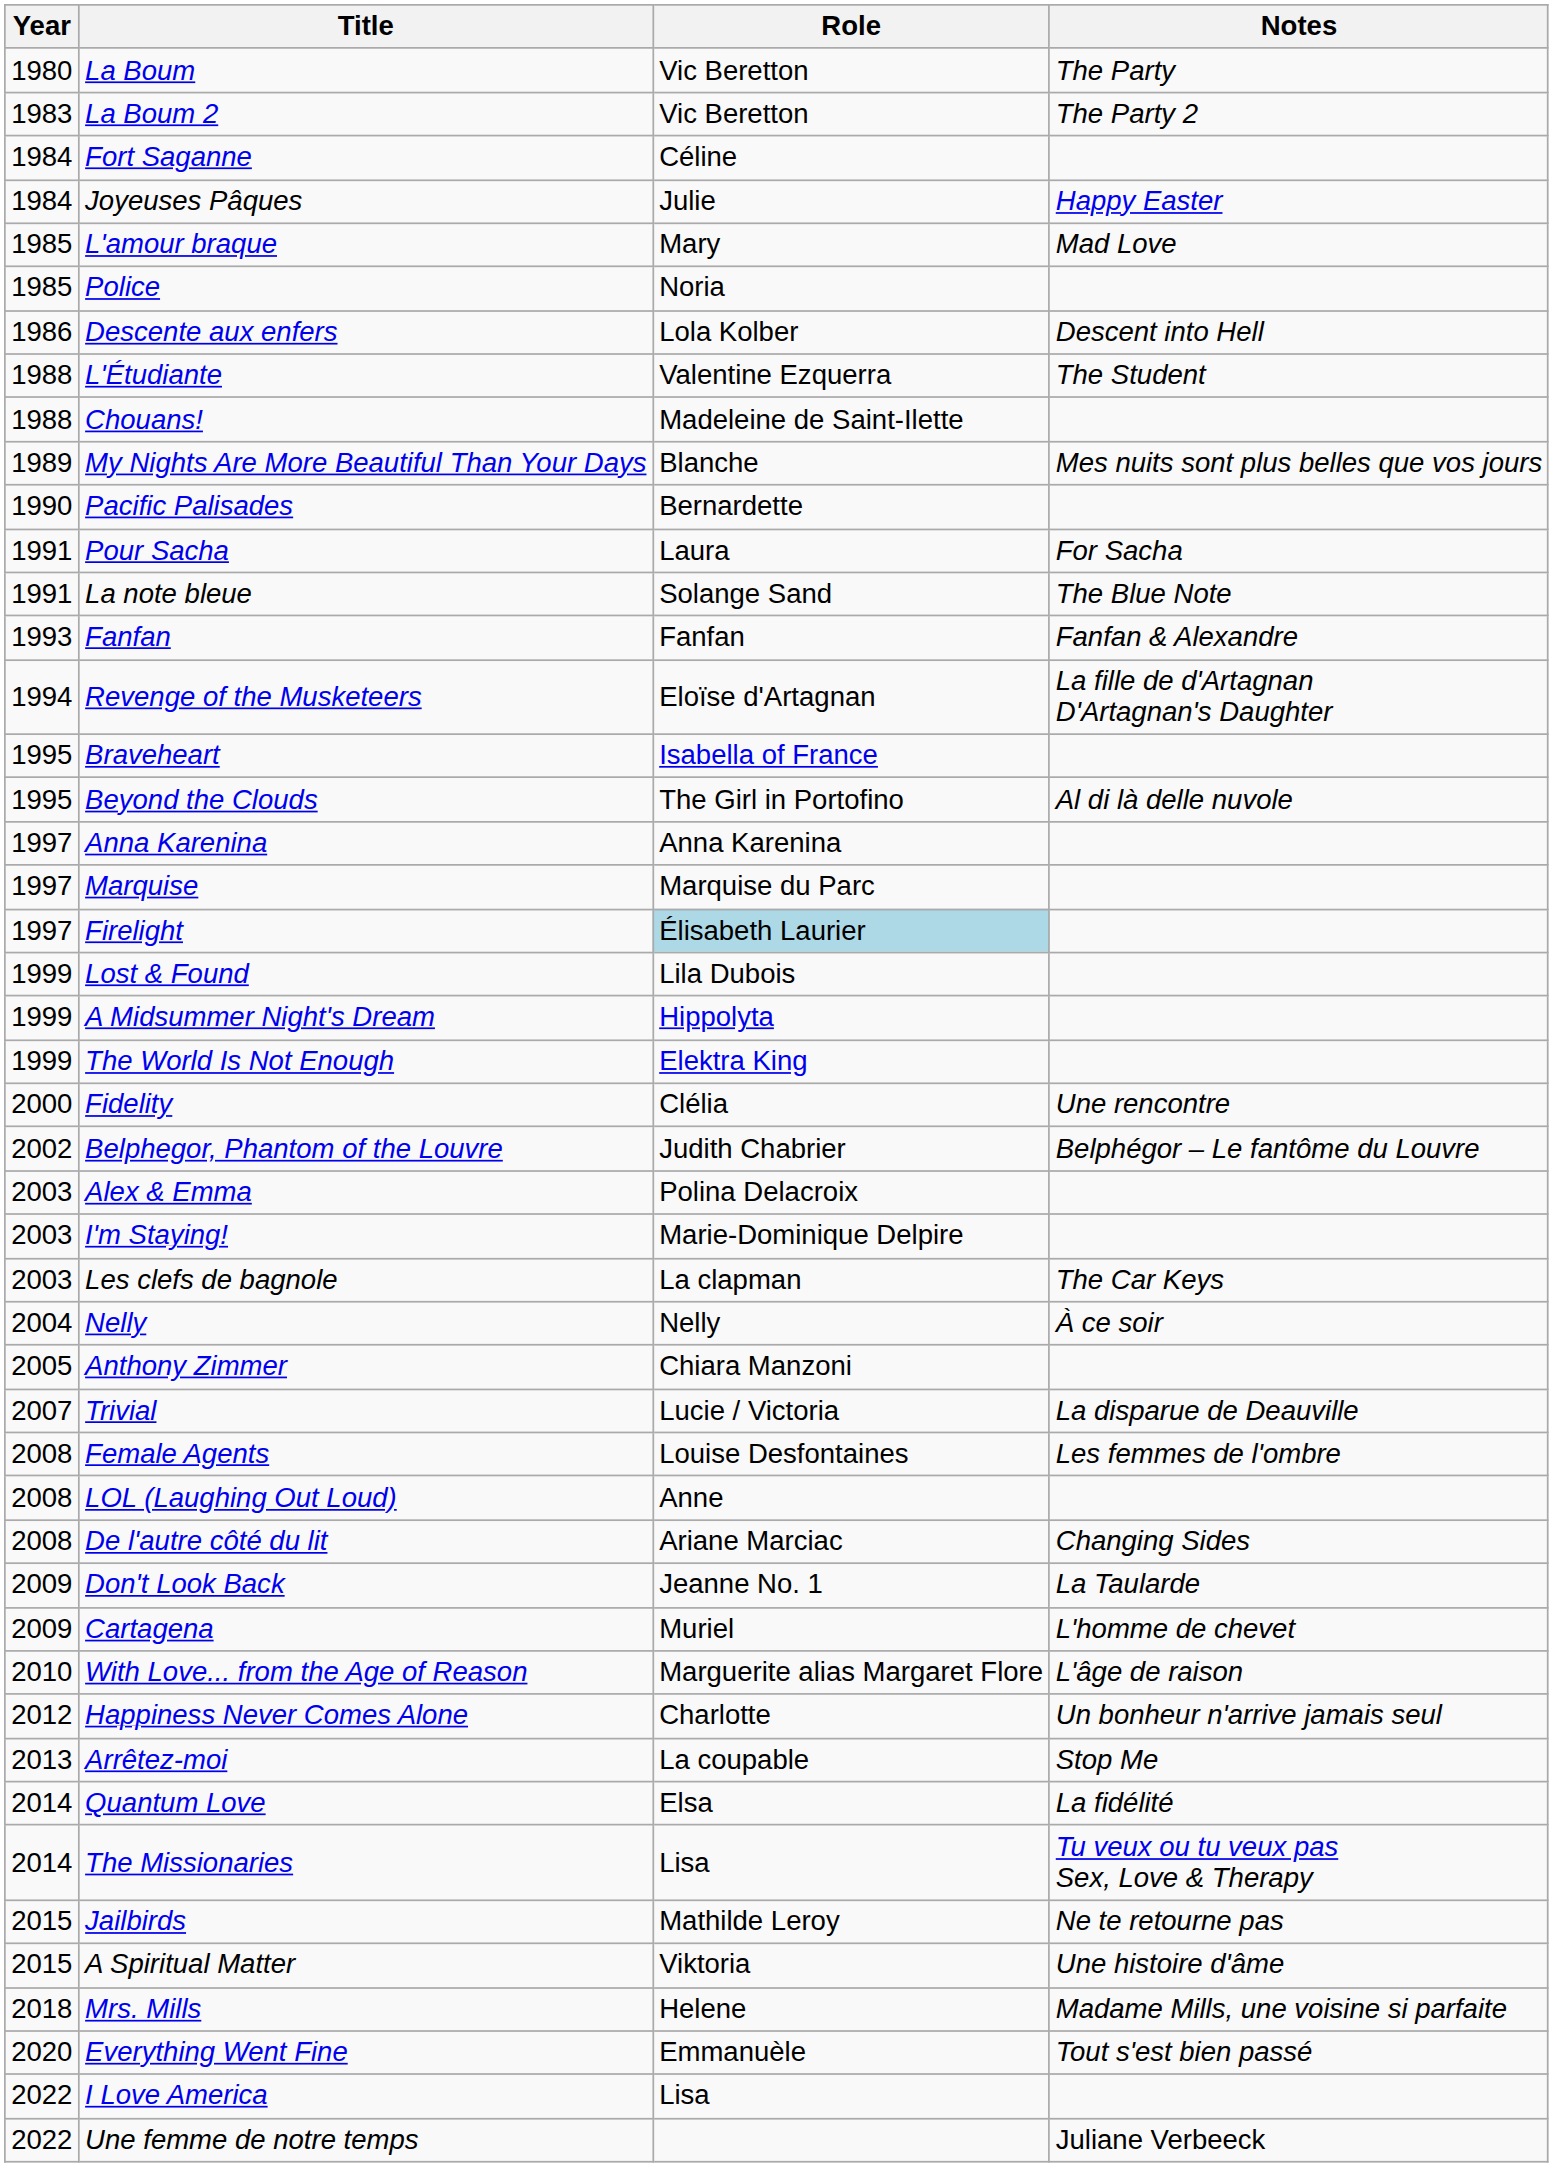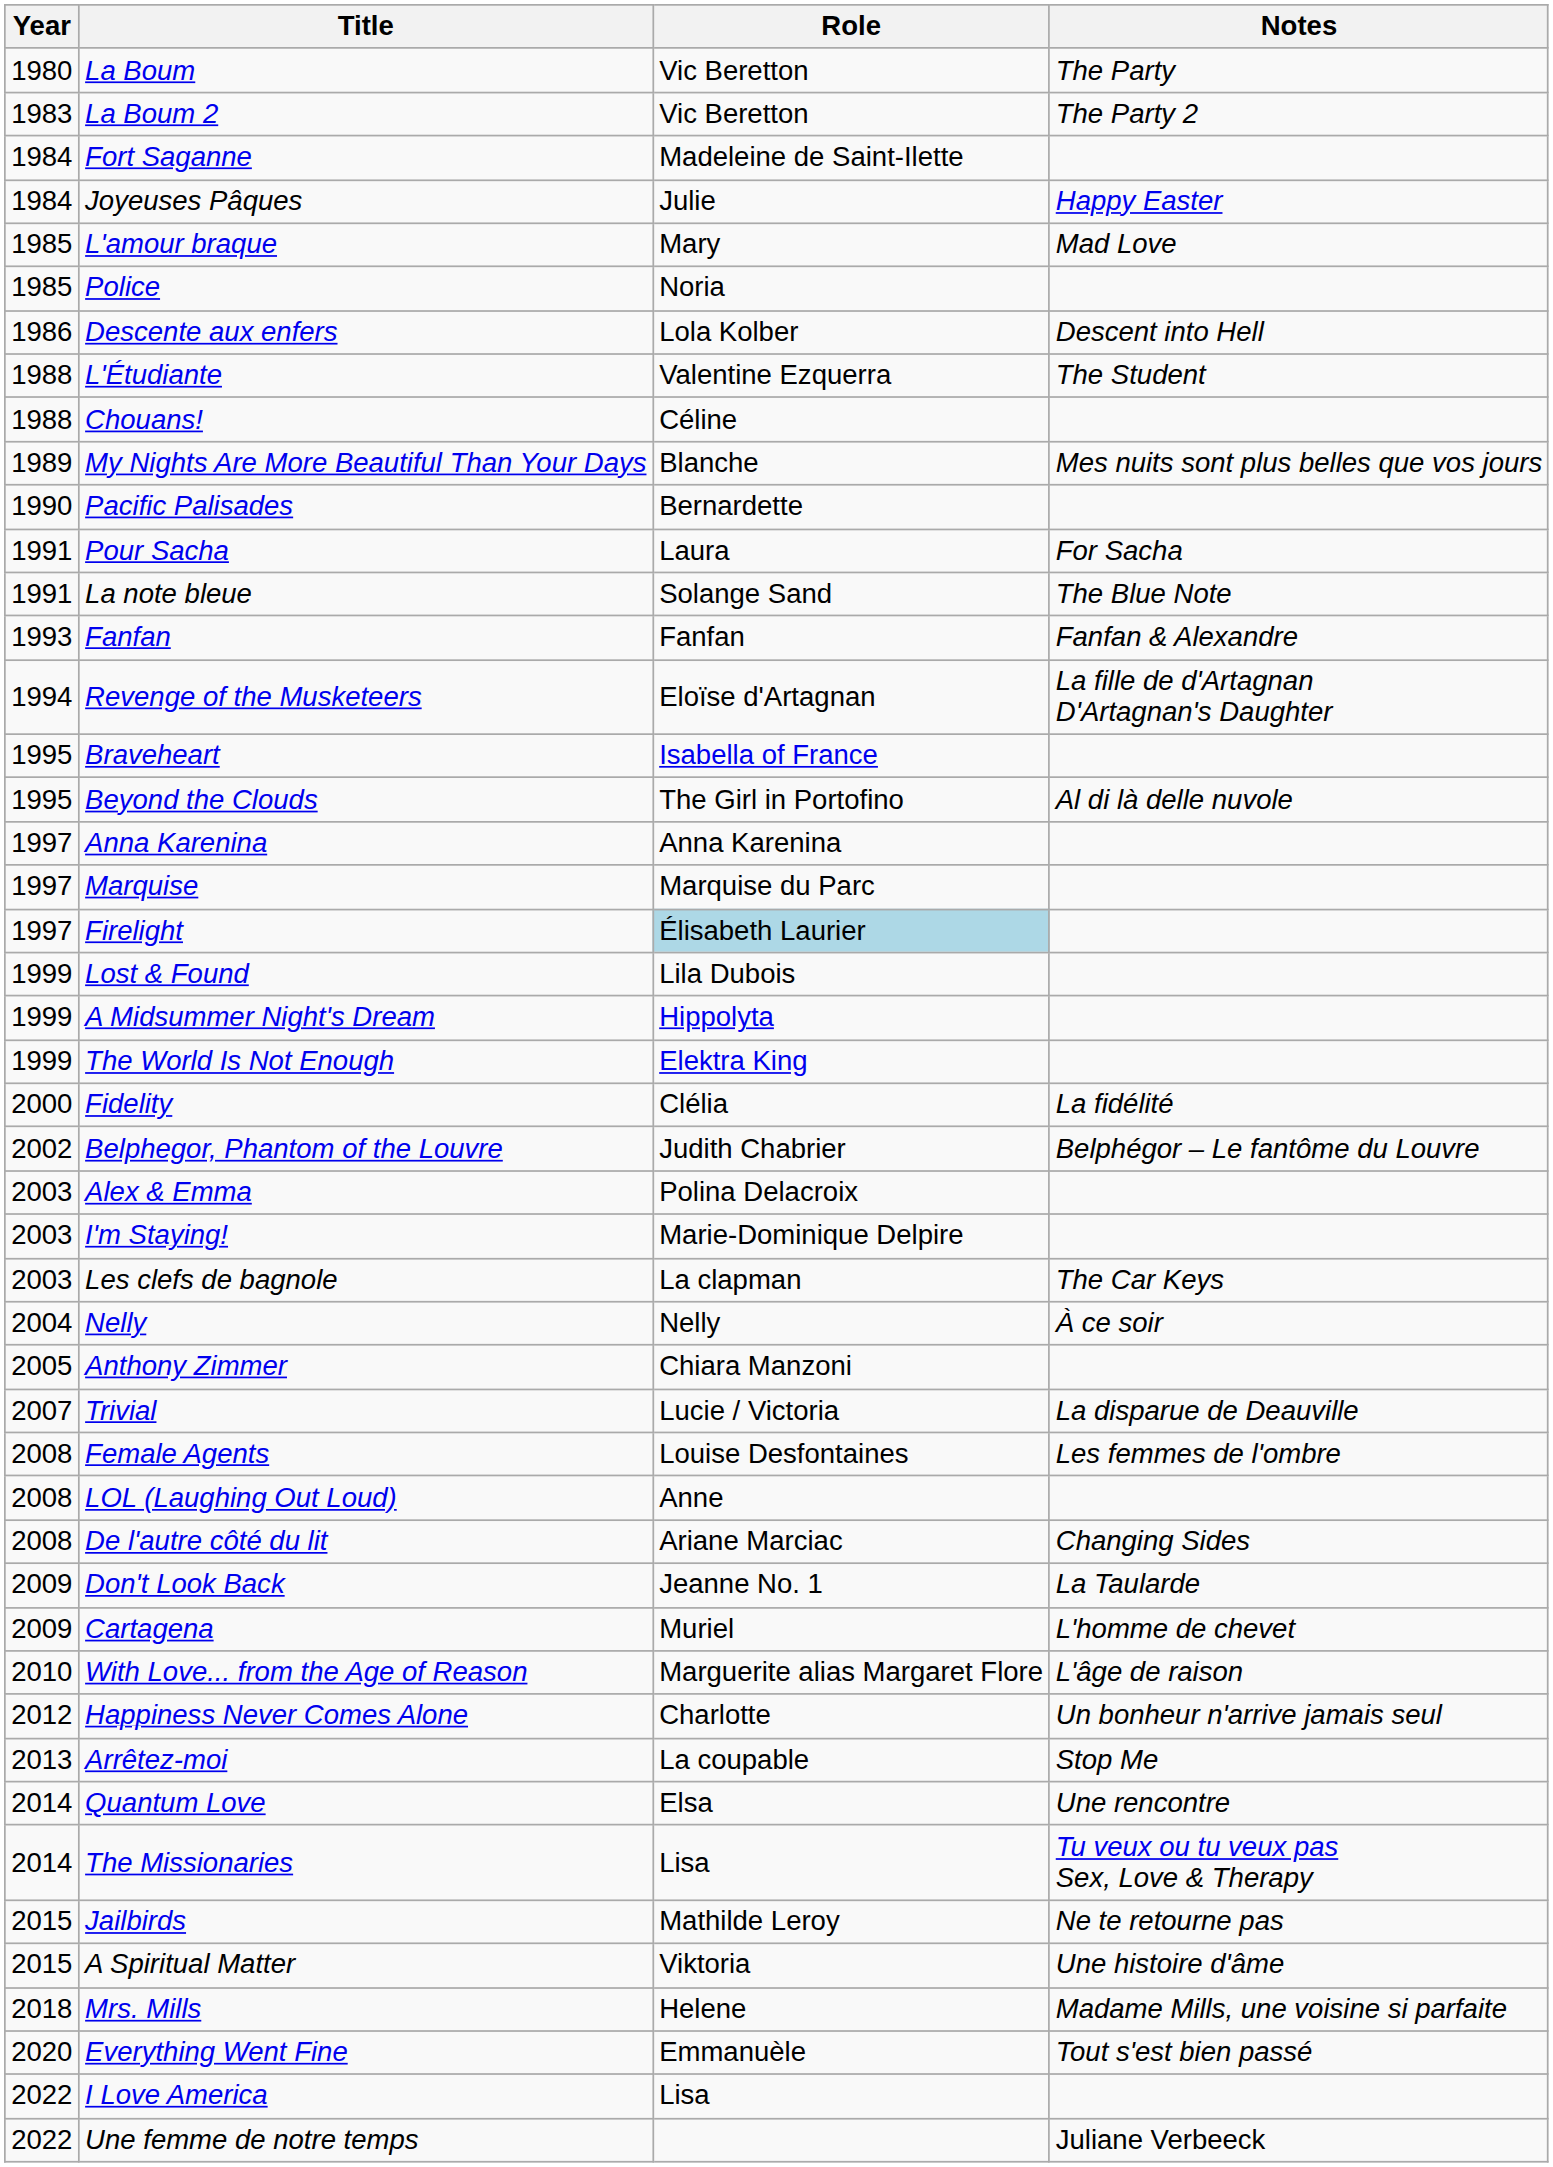(698, 157) Céline -> (811, 157) Madeleine de Saint-Ilette
(811, 419) Madeleine de Saint-Ilette -> (698, 419) Céline
(1143, 1104) Une rencontre -> (1115, 1104) La fidélité
(1115, 1803) La fidélité -> (1143, 1803) Une rencontre
